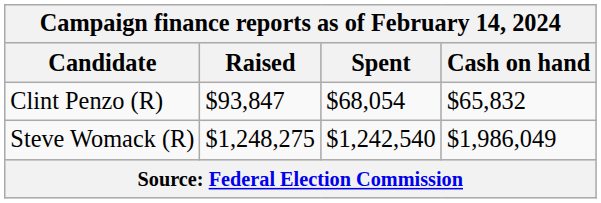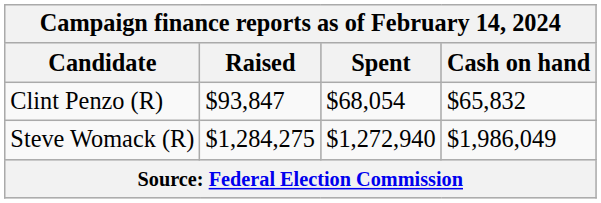(260, 139) $1,248,275 -> (260, 139) $1,284,275
(381, 139) $1,242,540 -> (381, 139) $1,272,940
